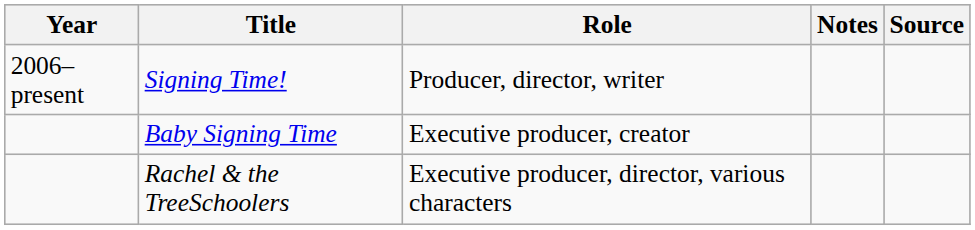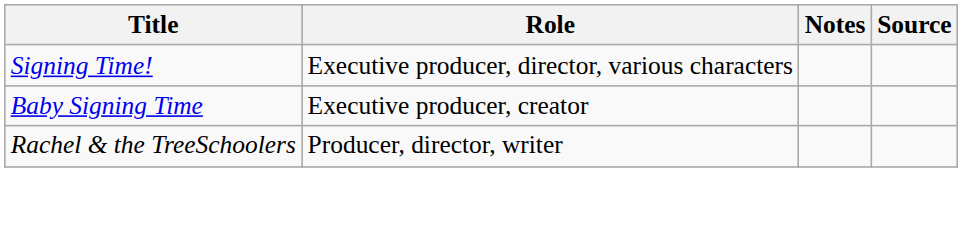- column: (72, 24)
(536, 79) Producer, director, writer -> (550, 65) Executive producer, director, various characters
(597, 188) Executive producer, director, various characters -> (435, 145) Producer, director, writer
